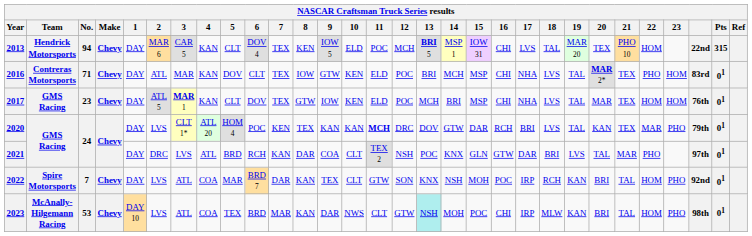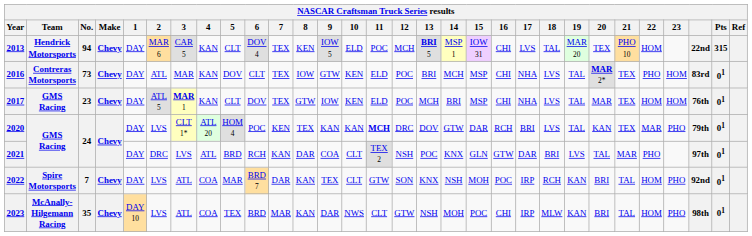(87, 74) 71 -> (87, 74) 73
(87, 212) 53 -> (87, 212) 35
(429, 212) paleturquoise background -> (429, 212) no background
